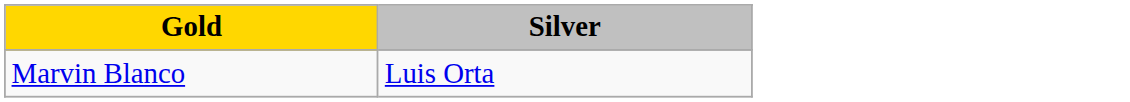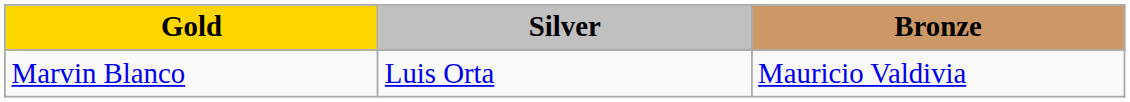+ column: (938, 27)
